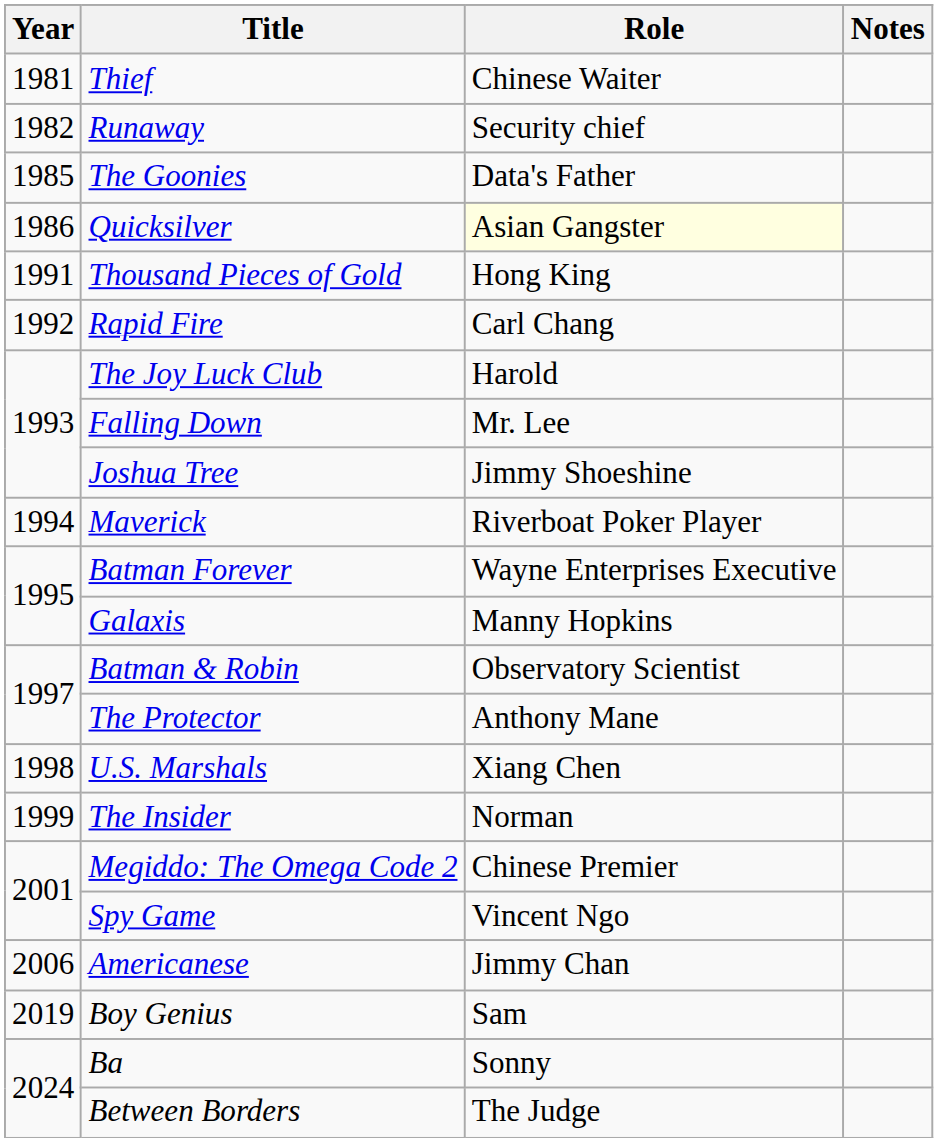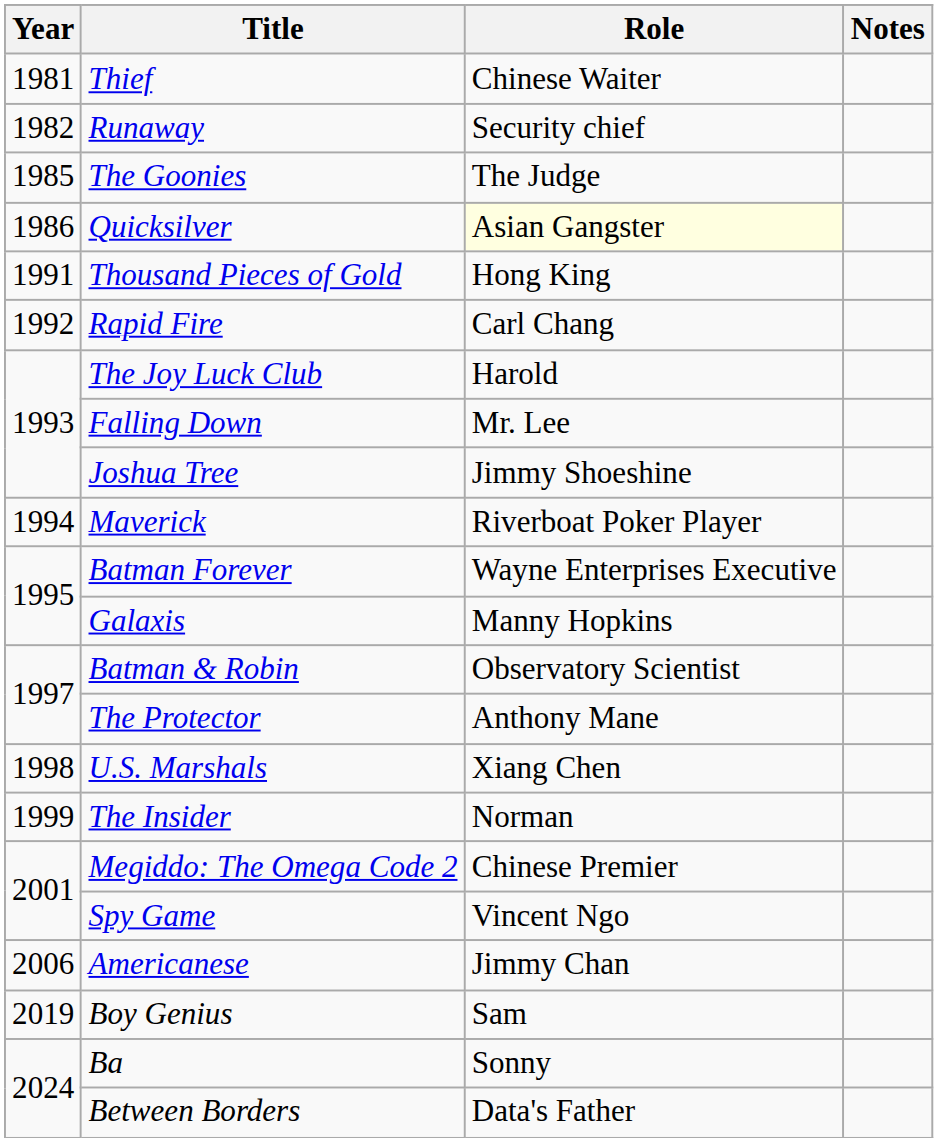(553, 176) Data's Father -> (536, 176) The Judge
(536, 1112) The Judge -> (553, 1112) Data's Father
